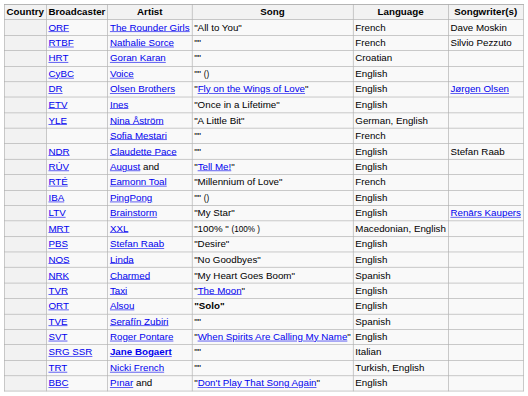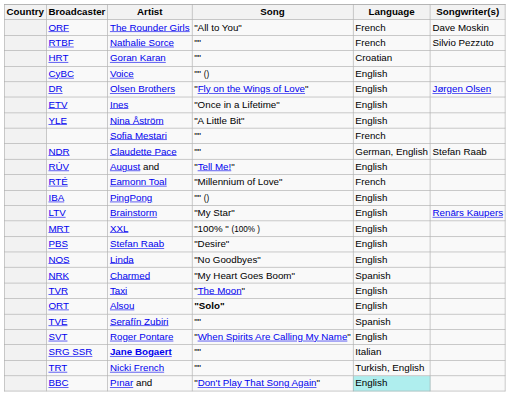(392, 120) German, English -> (371, 120) English
(371, 151) English -> (392, 151) German, English
(401, 228) Macedonian, English -> (371, 228) English
(371, 383) no background -> (371, 383) paleturquoise background
